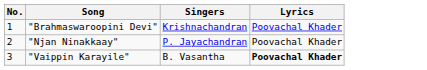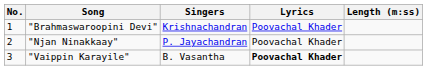+ column: (383, 12)
